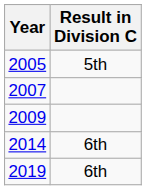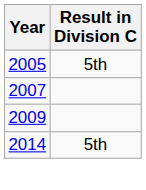(95, 144) 6th -> (95, 144) 5th
- row: (27, 171)
